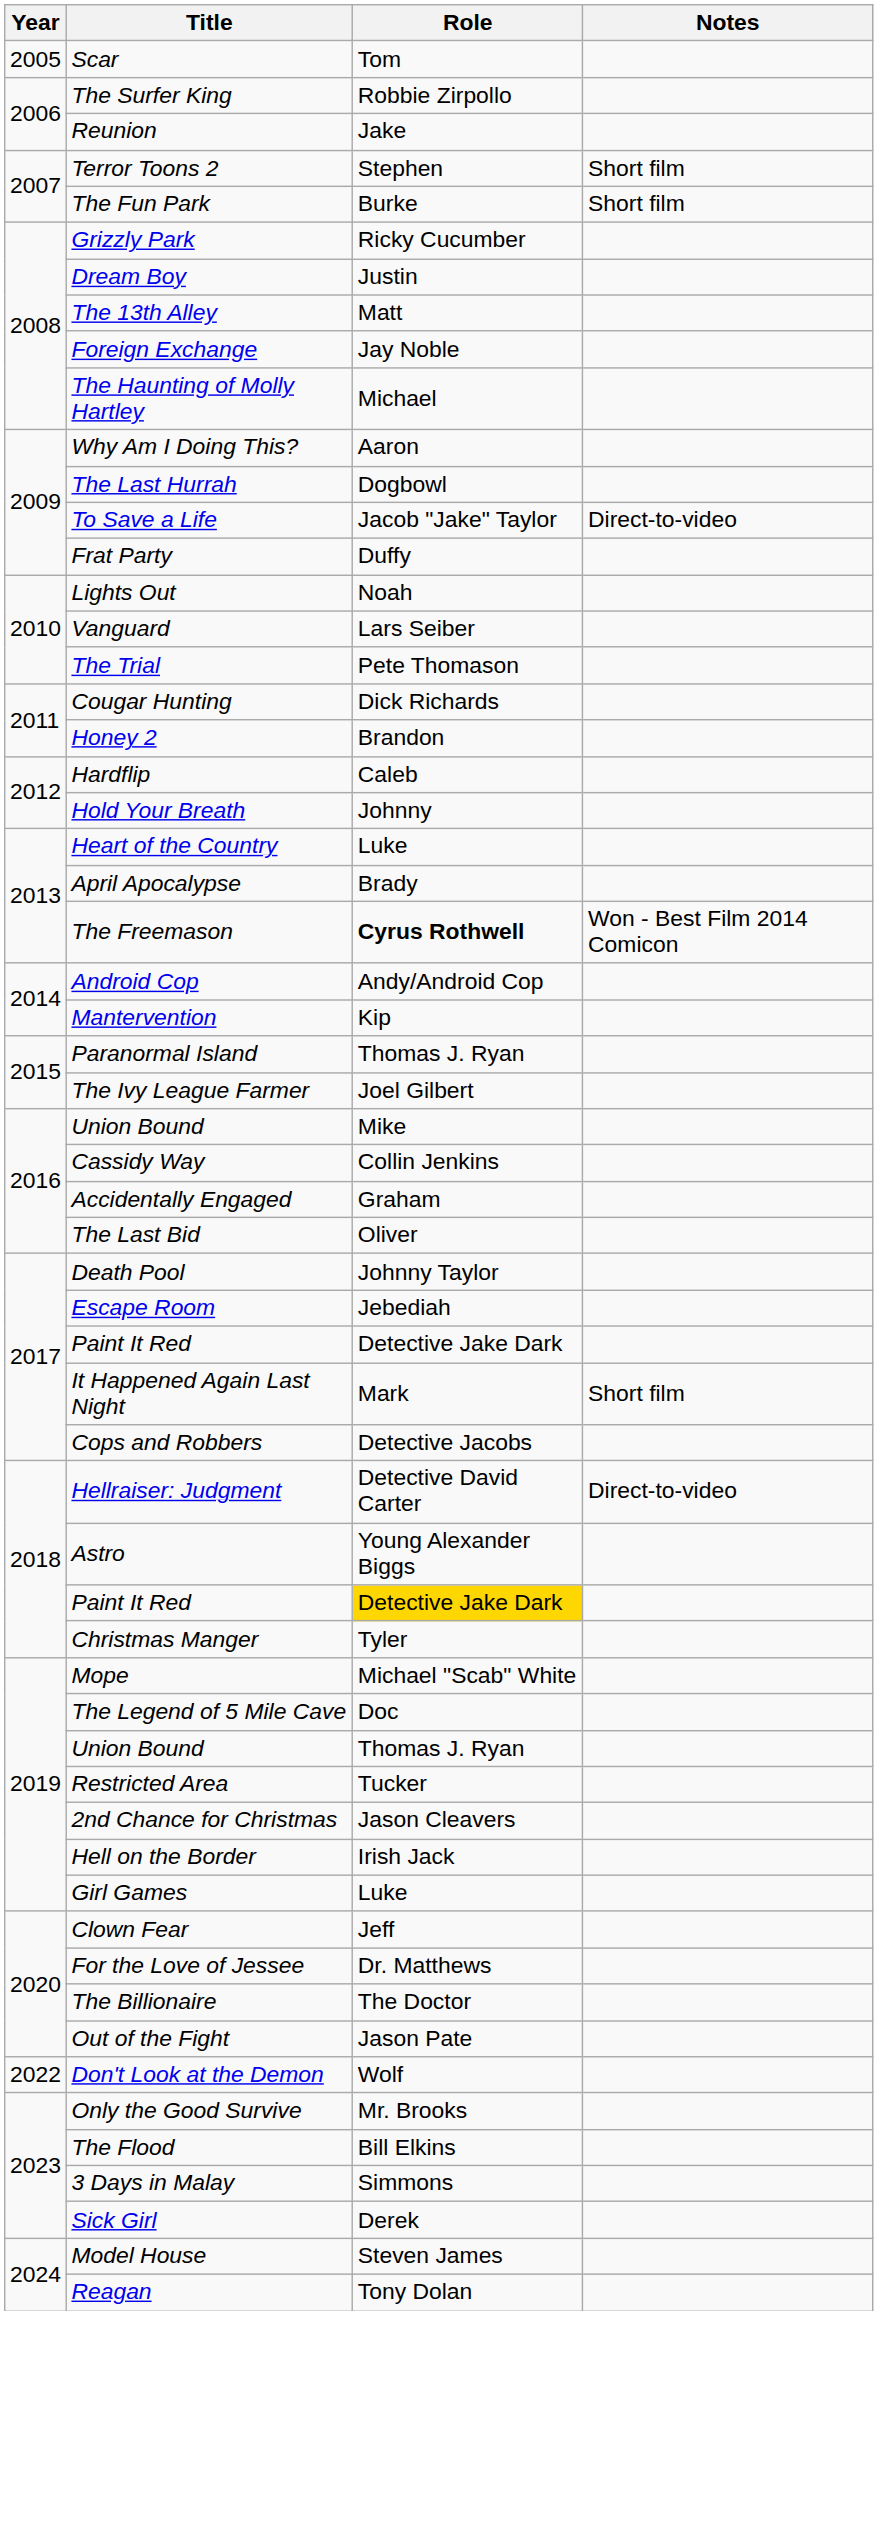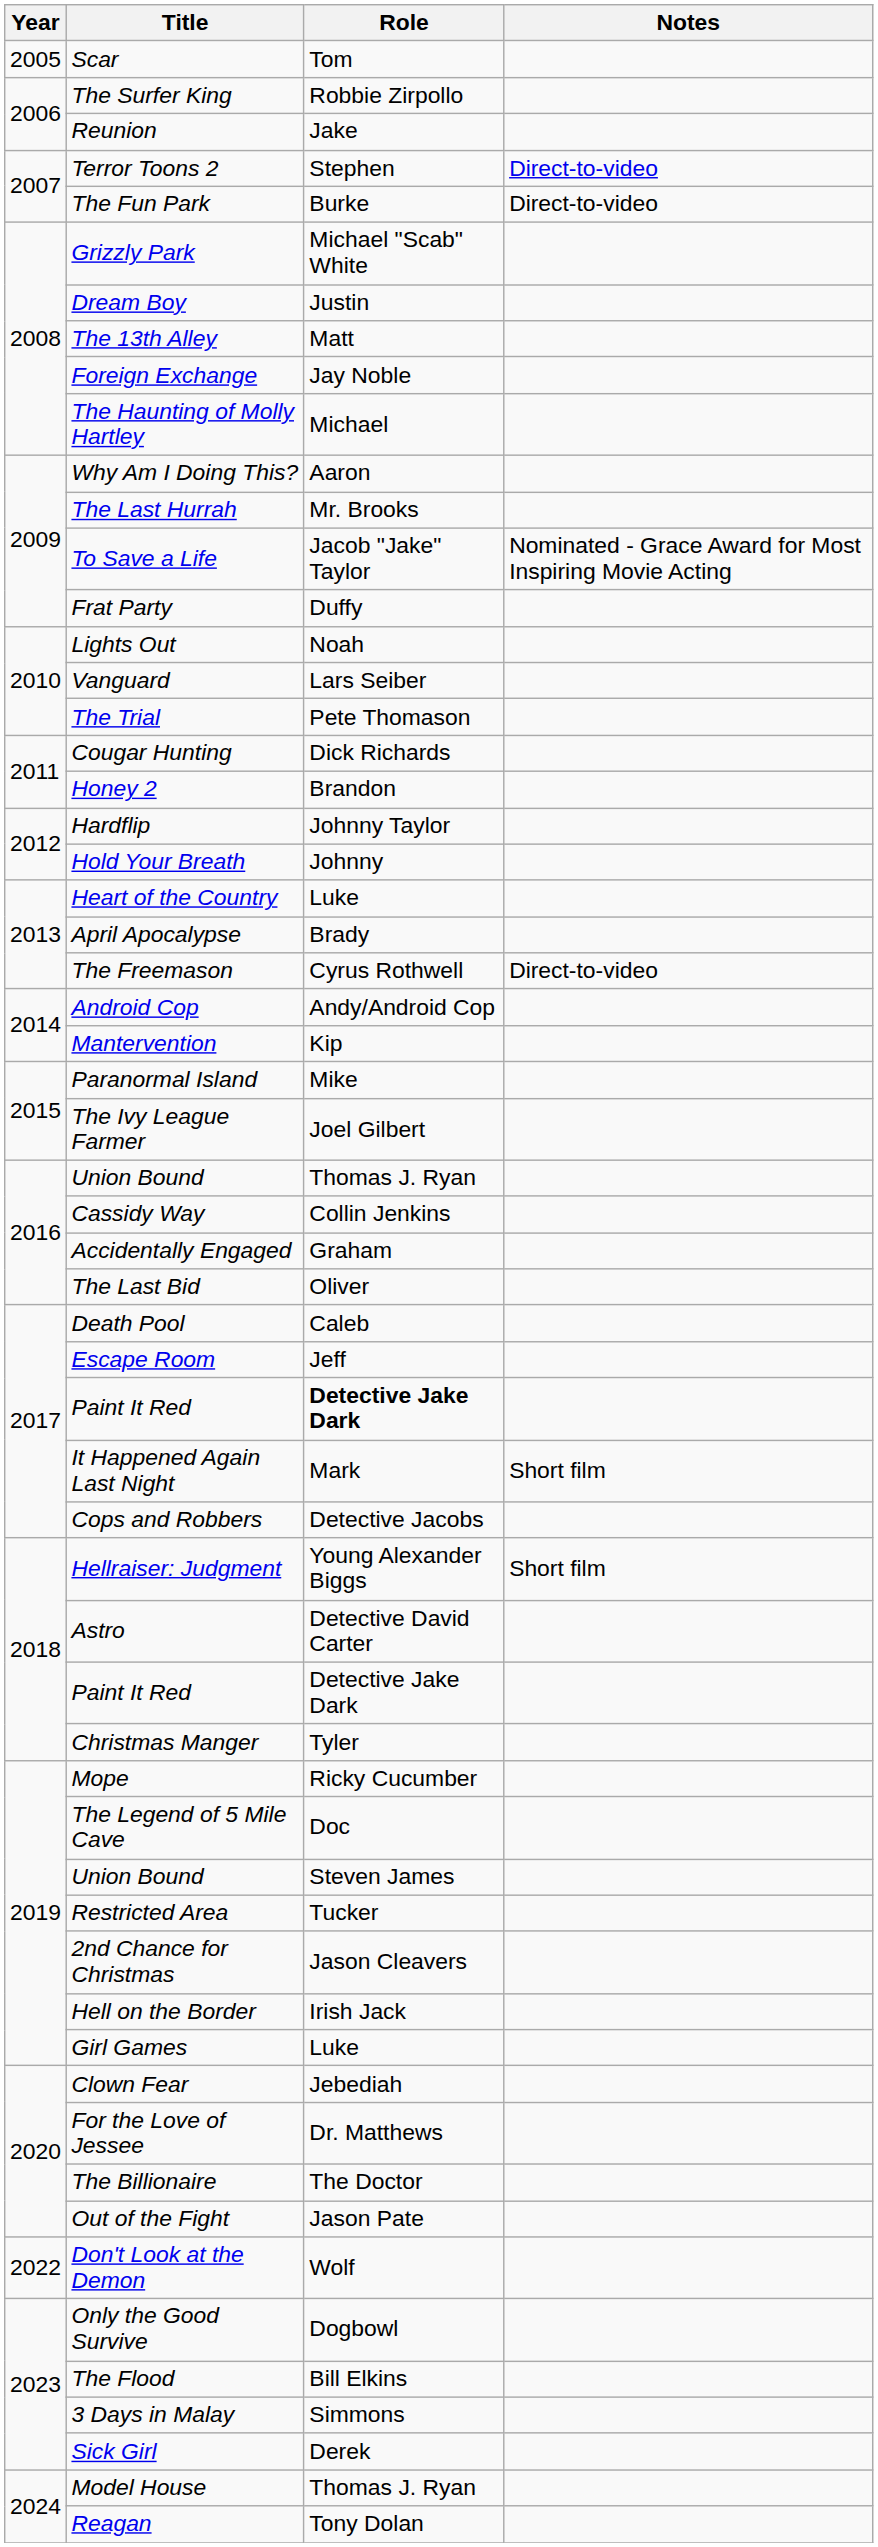(636, 167) Short film -> (584, 167) Direct-to-video
(636, 204) Short film -> (584, 204) Direct-to-video
(442, 240) Ricky Cucumber -> (386, 253) Michael "Scab" White
(402, 483) Dogbowl -> (364, 509) Mr. Brooks
(662, 520) Direct-to-video -> (685, 558) Nominated - Grace Award for Most Inspiring Movie Acting
(388, 774) Caleb -> (380, 825) Johnny Taylor
(441, 932) bold -> (386, 970) normal
(698, 932) Won - Best Film 2014 Comicon -> (584, 970) Direct-to-video
(441, 1053) Thomas J. Ryan -> (334, 1079) Mike
(382, 1126) Mike -> (393, 1177) Thomas J. Ryan
(428, 1271) Johnny Taylor -> (339, 1323) Caleb
(404, 1307) Jebediah -> (328, 1359) Jeff
(460, 1344) normal -> (389, 1408) bold
(438, 1491) Detective David Carter -> (395, 1568) Young Alexander Biggs
(662, 1491) Direct-to-video -> (557, 1568) Short film
(444, 1553) Young Alexander Biggs -> (389, 1630) Detective David Carter
(460, 1602) gold background -> (384, 1692) no background
(467, 1675) Michael "Scab" White -> (393, 1778) Ricky Cucumber
(441, 1747) Thomas J. Ryan -> (382, 1876) Steven James
(376, 1929) Jeff -> (356, 2083) Jebediah
(413, 2110) Mr. Brooks -> (354, 2329) Dogbowl
(430, 2255) Steven James -> (393, 2487) Thomas J. Ryan
